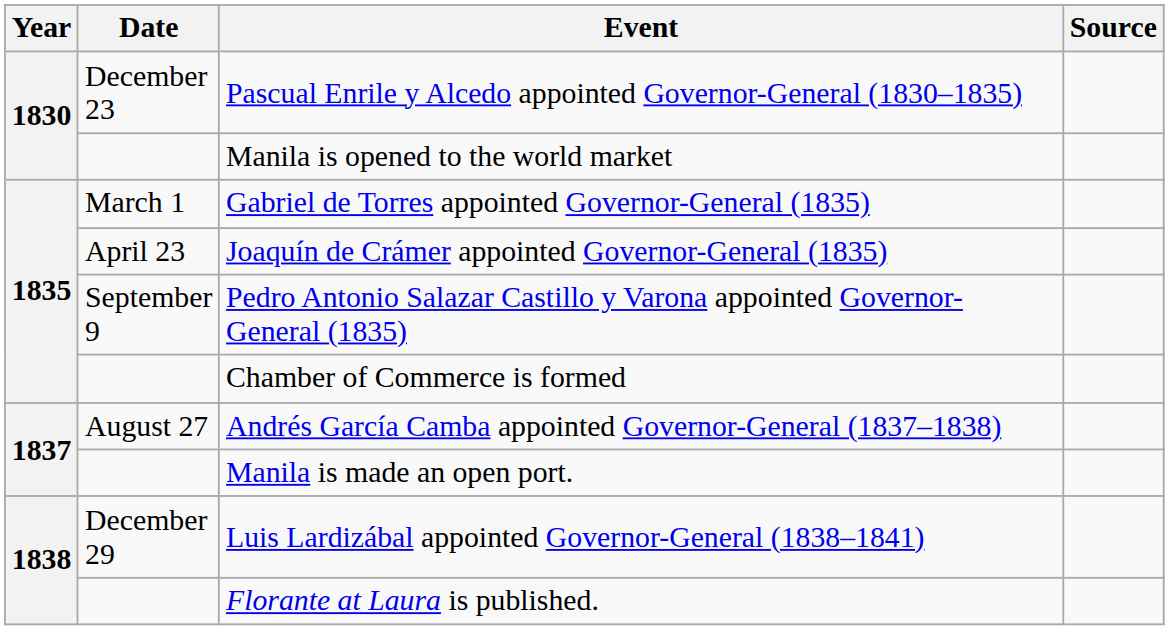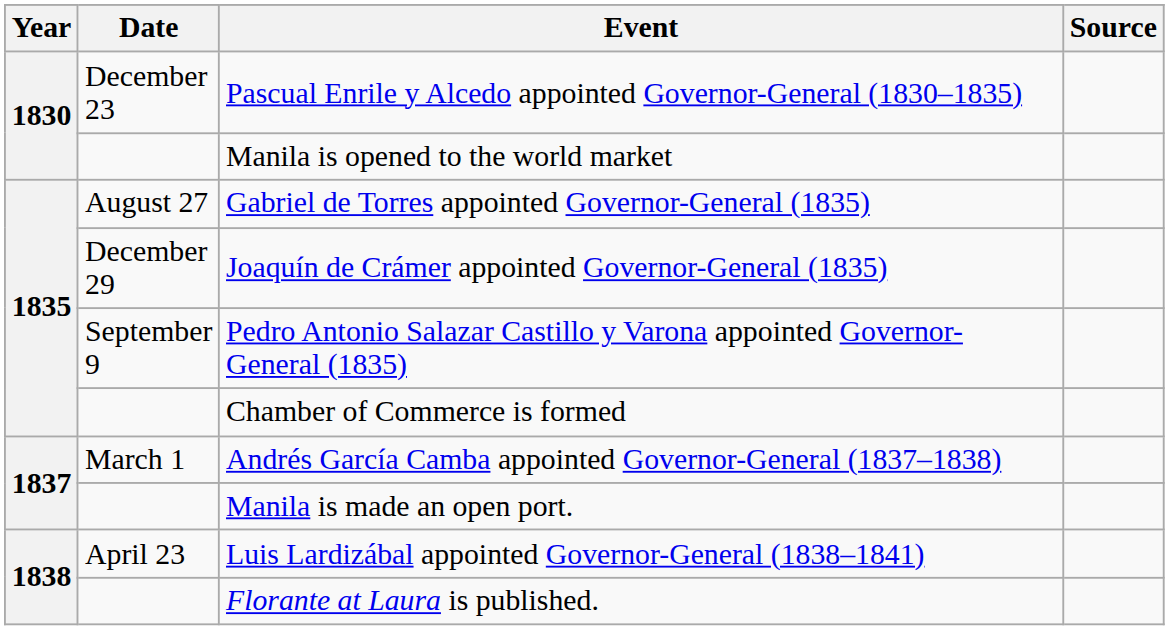(135, 203) March 1 -> (147, 203) August 27
(135, 250) April 23 -> (146, 267) December 29
(147, 425) August 27 -> (135, 458) March 1
(146, 536) December 29 -> (135, 553) April 23
